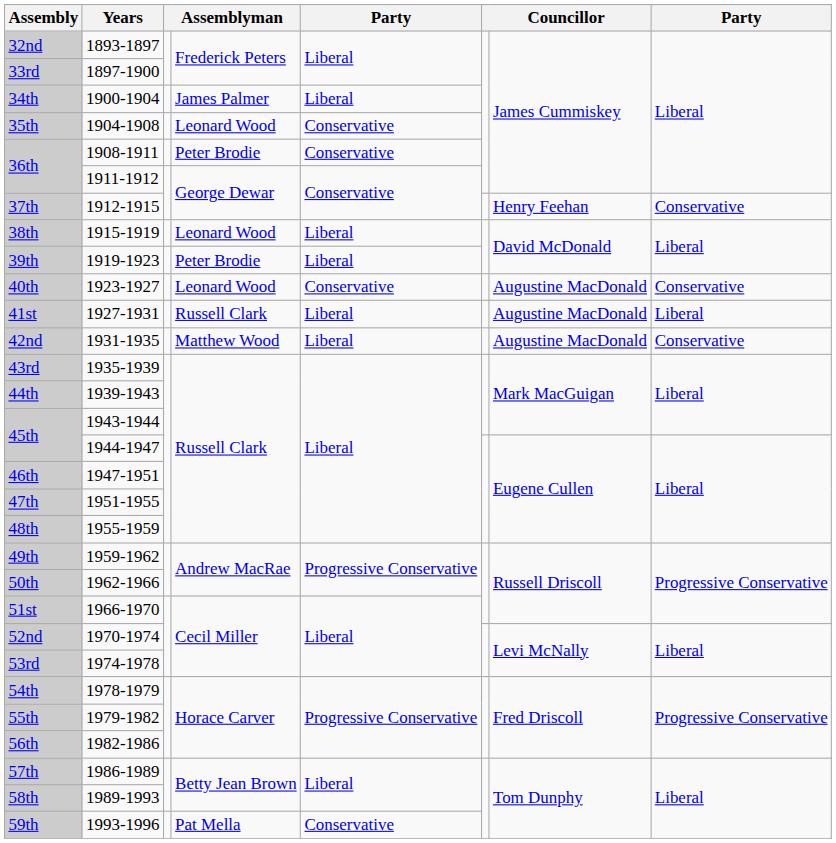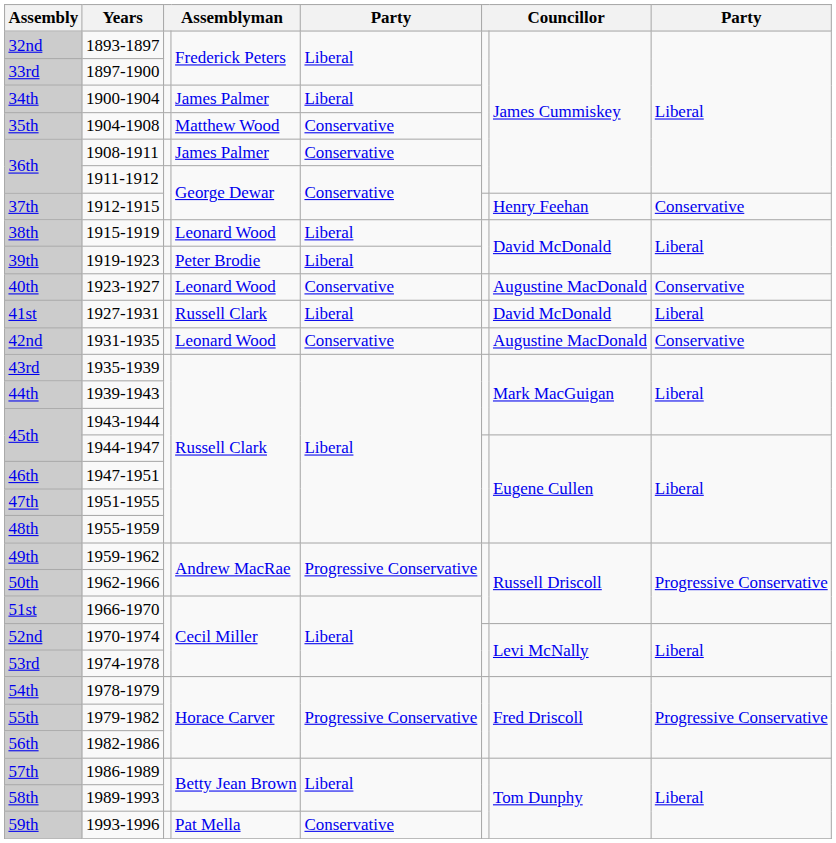(225, 125) Leonard Wood -> (227, 125) Matthew Wood
(218, 152) Peter Brodie -> (222, 152) James Palmer
(570, 313) Augustine MacDonald -> (552, 313) David McDonald
(227, 340) Matthew Wood -> (225, 340) Leonard Wood
(329, 340) Liberal -> (349, 340) Conservative
